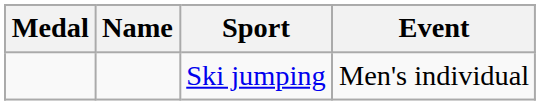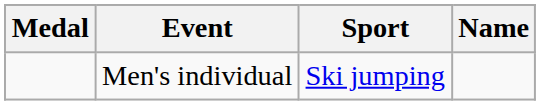columns swapped: (138, 28) <-> (434, 28)
